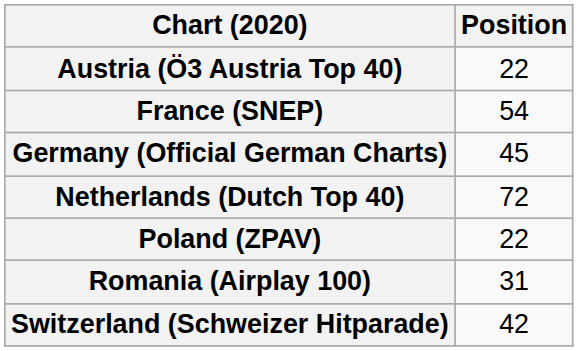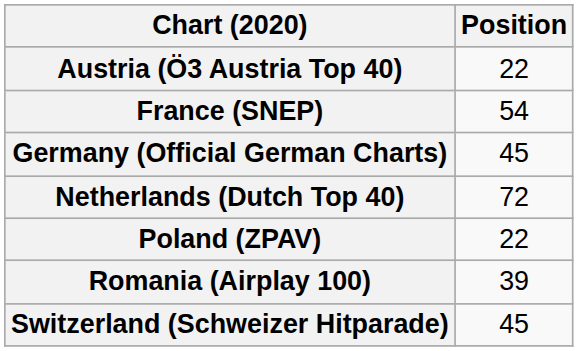(514, 281) 31 -> (514, 281) 39
(514, 324) 42 -> (514, 324) 45
